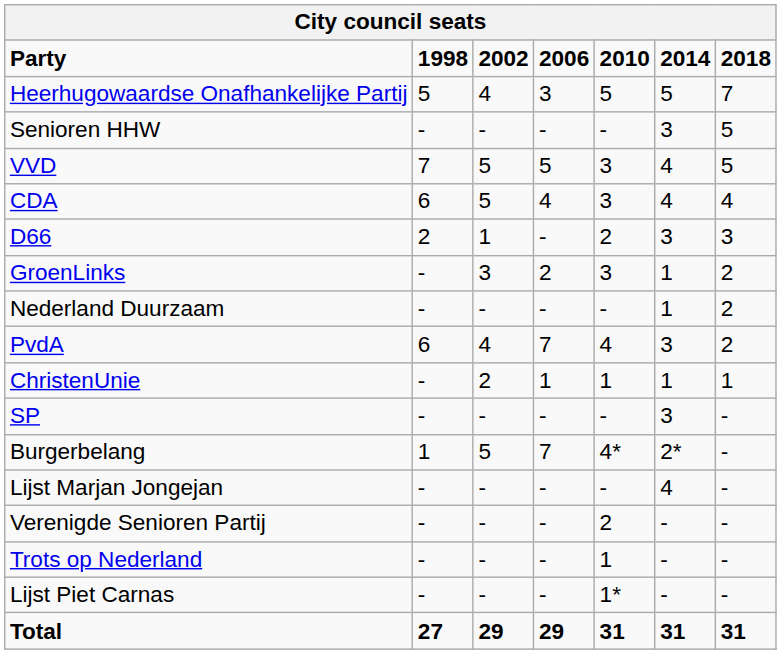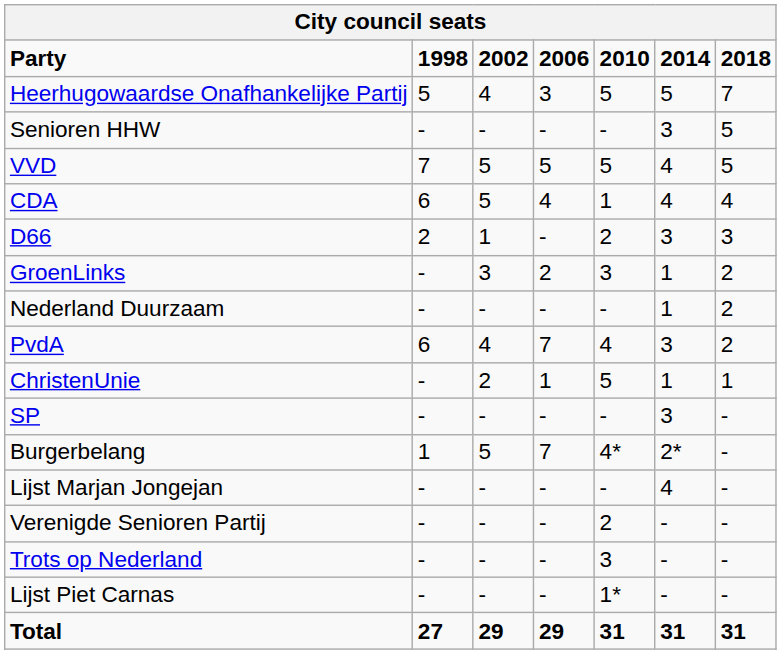(606, 165) 3 -> (606, 165) 5
(606, 201) 3 -> (606, 201) 1
(606, 380) 1 -> (606, 380) 5
(606, 559) 1 -> (606, 559) 3
